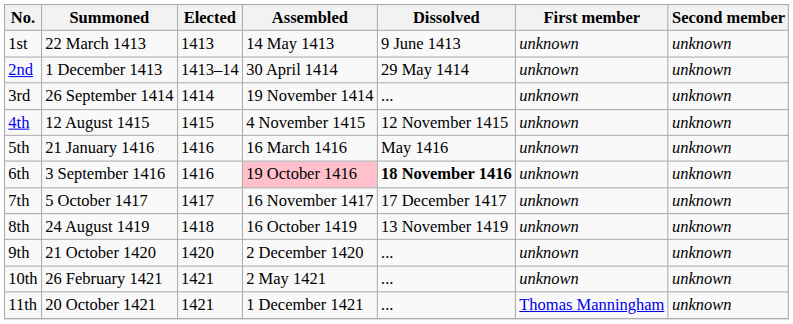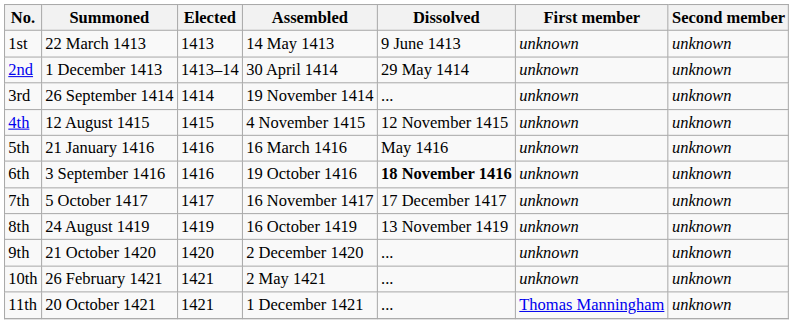(302, 174) pink background -> (302, 174) no background
(197, 226) 1418 -> (197, 226) 1419
